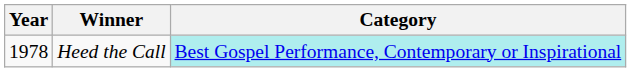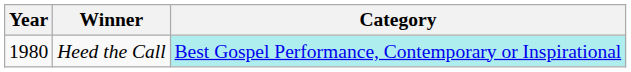(29, 50) 1978 -> (29, 50) 1980
